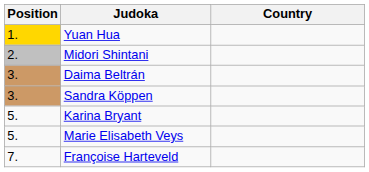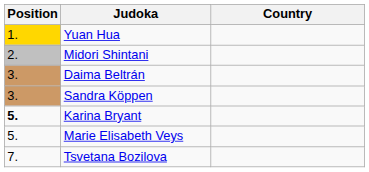(13, 116) normal -> (13, 116) bold
+ row: (115, 156)
- row: (121, 156)
